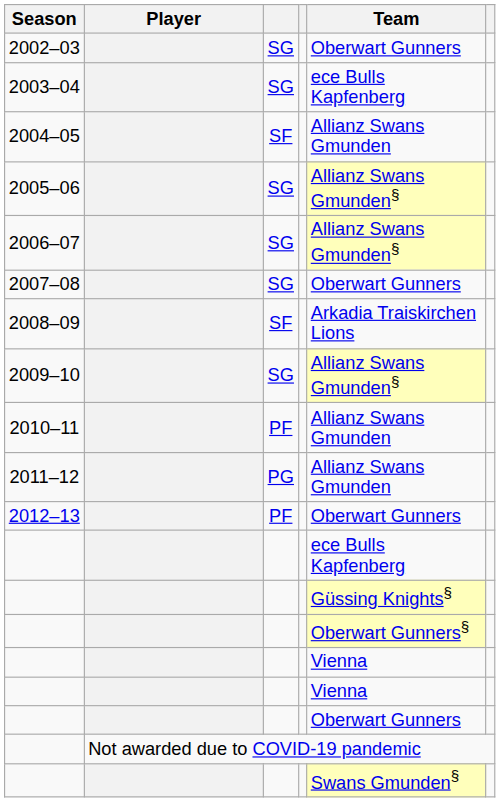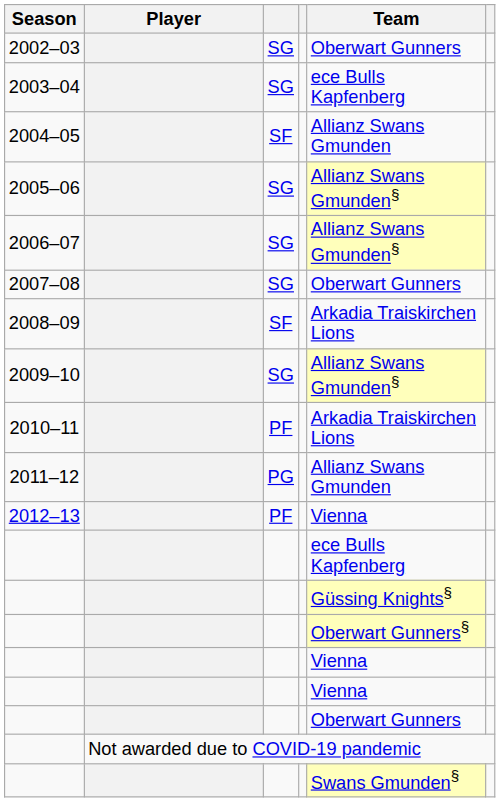(368, 427) Allianz Swans Gmunden -> (393, 427) Arkadia Traiskirchen Lions
(386, 516) Oberwart Gunners -> (339, 516) Vienna
